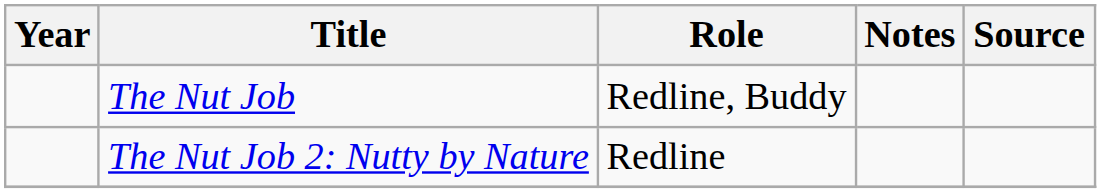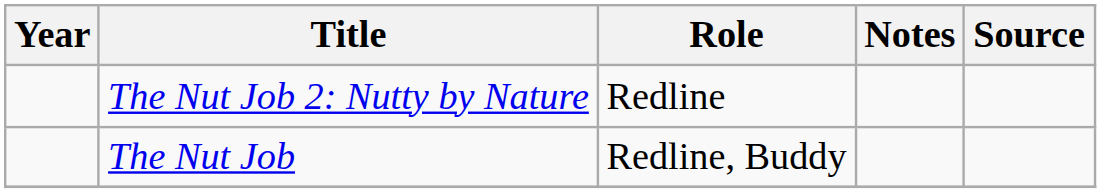rows swapped: (202, 95) <-> (348, 156)
